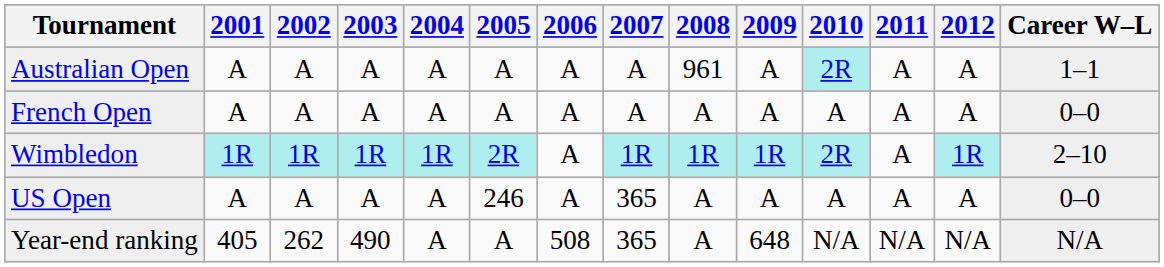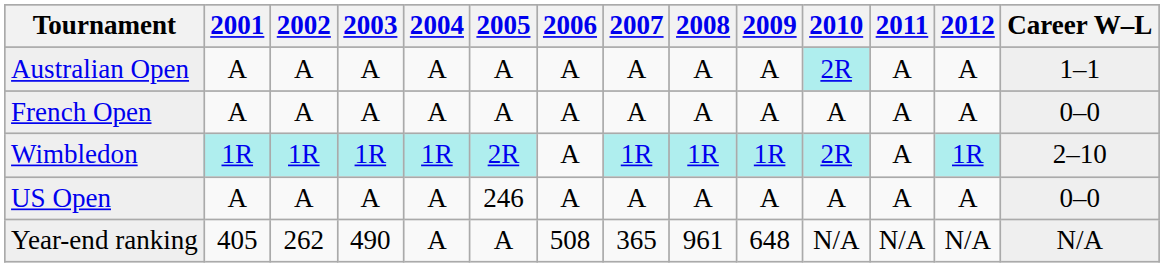(703, 68) 961 -> (703, 68) A
(637, 197) 365 -> (637, 197) A
(703, 240) A -> (703, 240) 961
